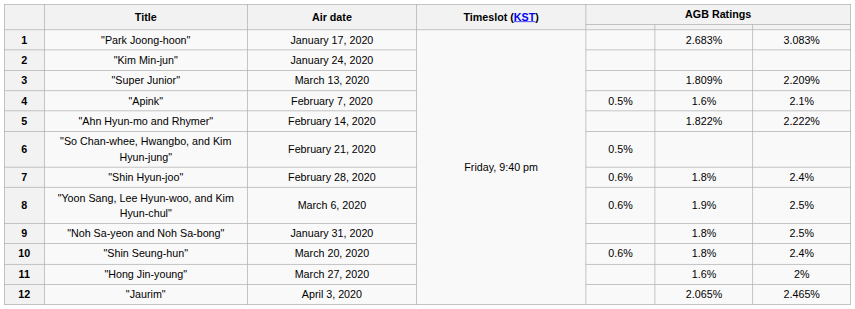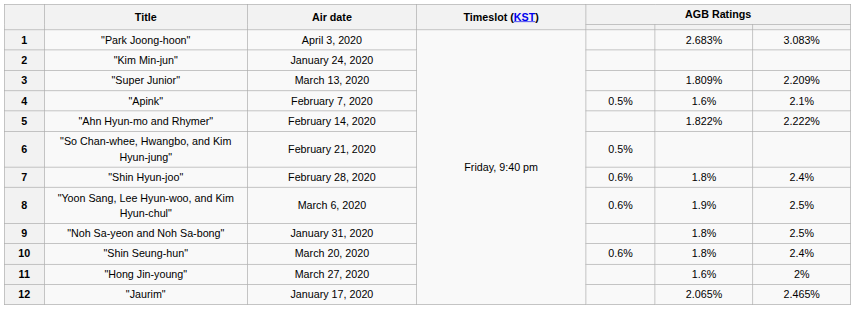(332, 40) January 17, 2020 -> (332, 40) April 3, 2020
(332, 294) April 3, 2020 -> (332, 294) January 17, 2020
